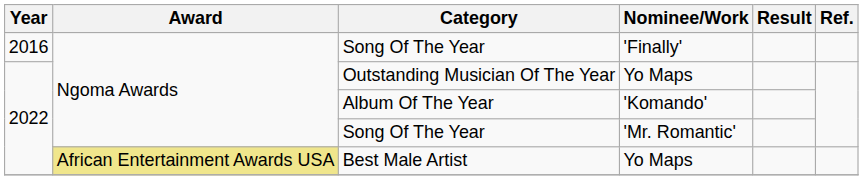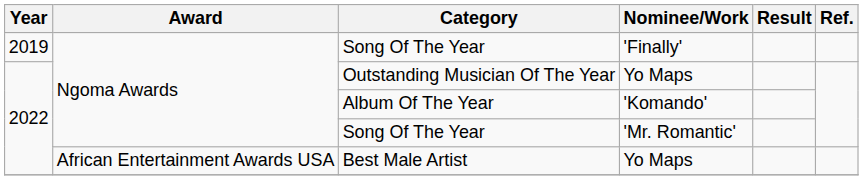(29, 47) 2016 -> (29, 47) 2019
(196, 160) khaki background -> (196, 160) no background
